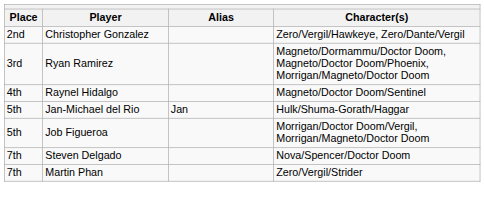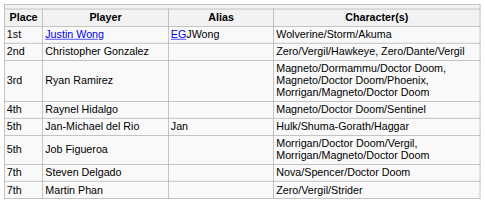+ row: (75, 34)
